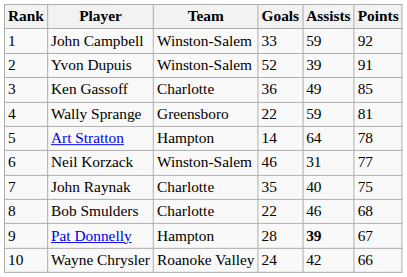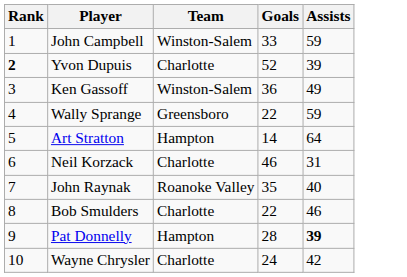- column: (378, 16)
(12, 65) normal -> (12, 65) bold
(205, 65) Winston-Salem -> (186, 65) Charlotte
(186, 89) Charlotte -> (205, 89) Winston-Salem
(205, 162) Winston-Salem -> (186, 162) Charlotte
(186, 187) Charlotte -> (206, 187) Roanoke Valley
(206, 260) Roanoke Valley -> (186, 260) Charlotte
